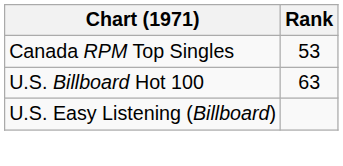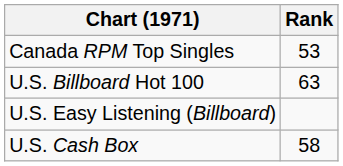+ row: (74, 144)
